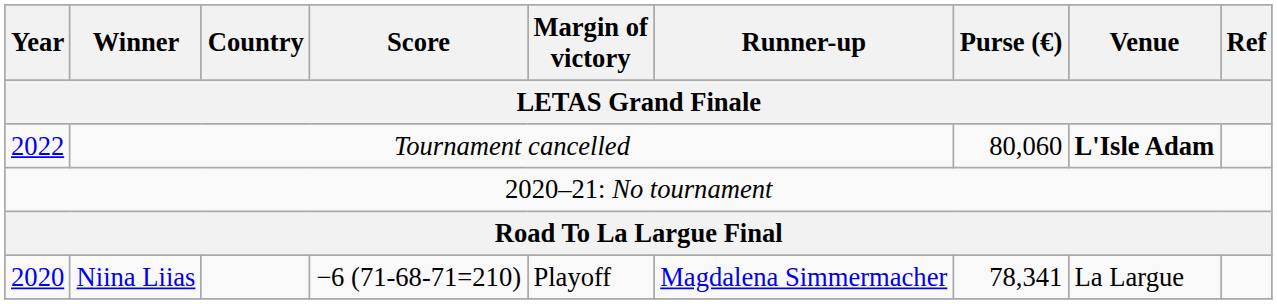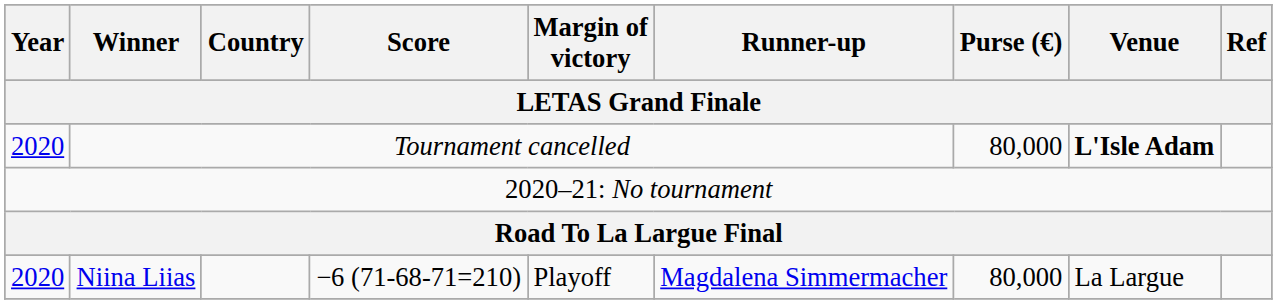(38, 145) 2022 -> (38, 145) 2020
(1026, 145) 80,060 -> (1026, 145) 80,000
(1026, 277) 78,341 -> (1026, 277) 80,000
